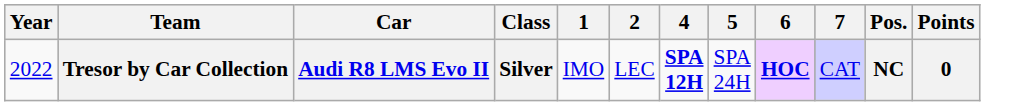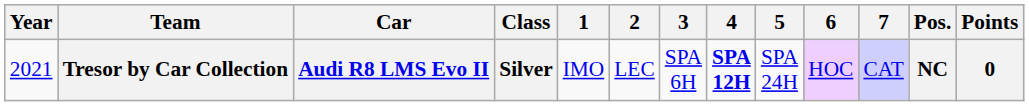+ column: (683, 21)
(31, 69) 2022 -> (31, 69) 2021
(785, 69) bold -> (831, 69) normal
